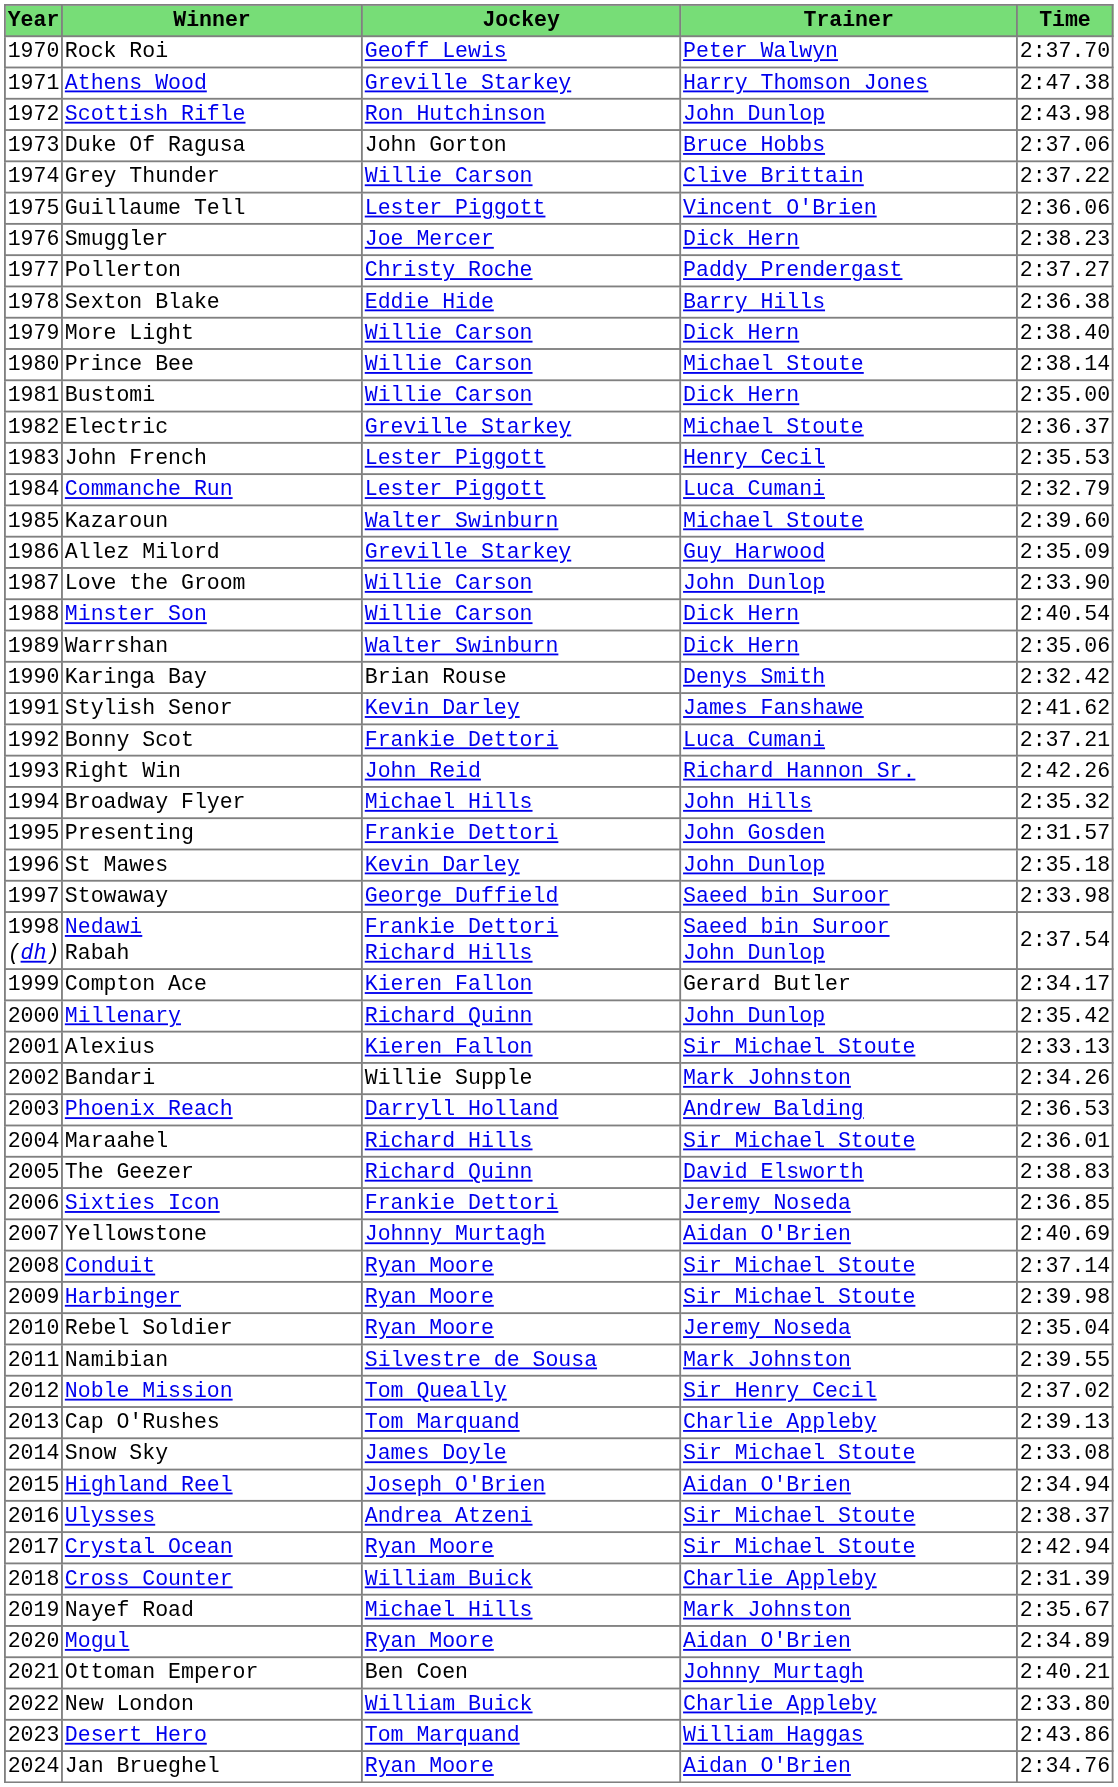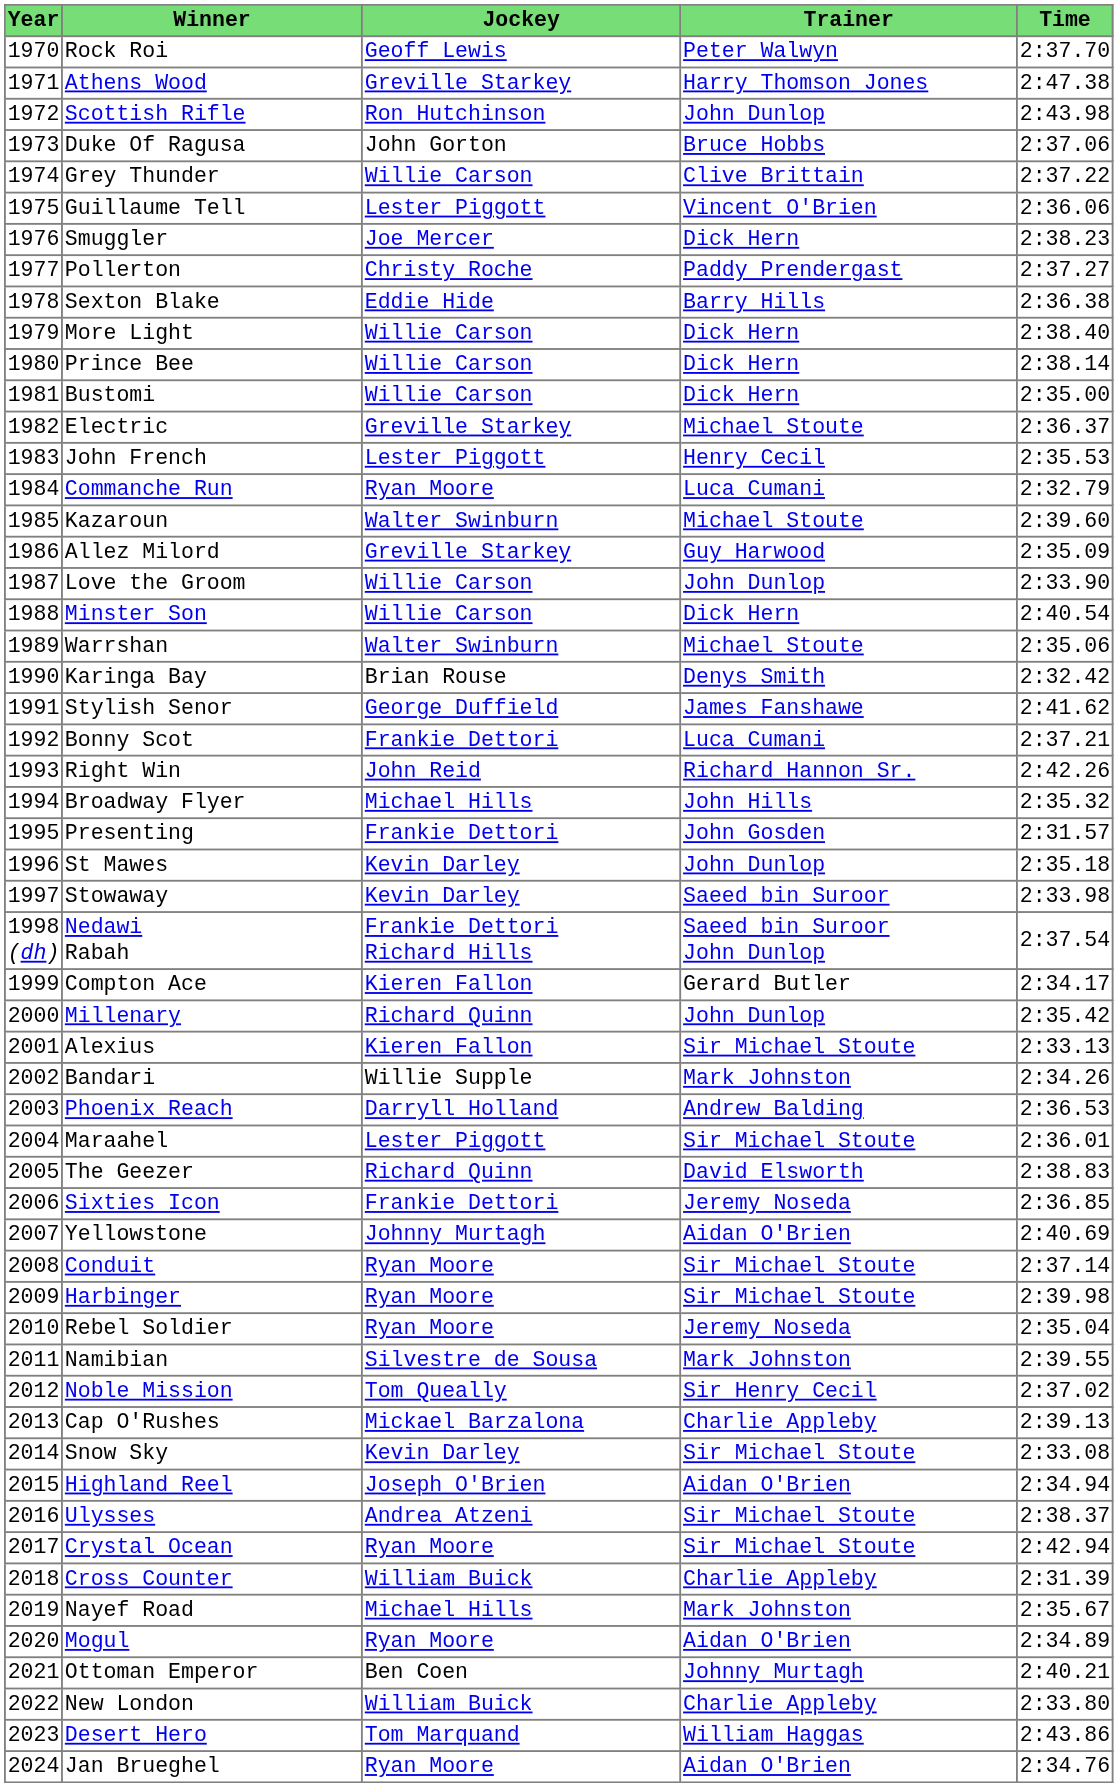(773, 365) Michael Stoute -> (741, 365) Dick Hern
(455, 490) Lester Piggott -> (429, 490) Ryan Moore
(741, 646) Dick Hern -> (773, 646) Michael Stoute
(442, 709) Kevin Darley -> (462, 709) George Duffield
(462, 896) George Duffield -> (442, 896) Kevin Darley
(449, 1141) Richard Hills -> (455, 1141) Lester Piggott
(442, 1423) Tom Marquand -> (474, 1423) Mickael Barzalona
(436, 1454) James Doyle -> (442, 1454) Kevin Darley
